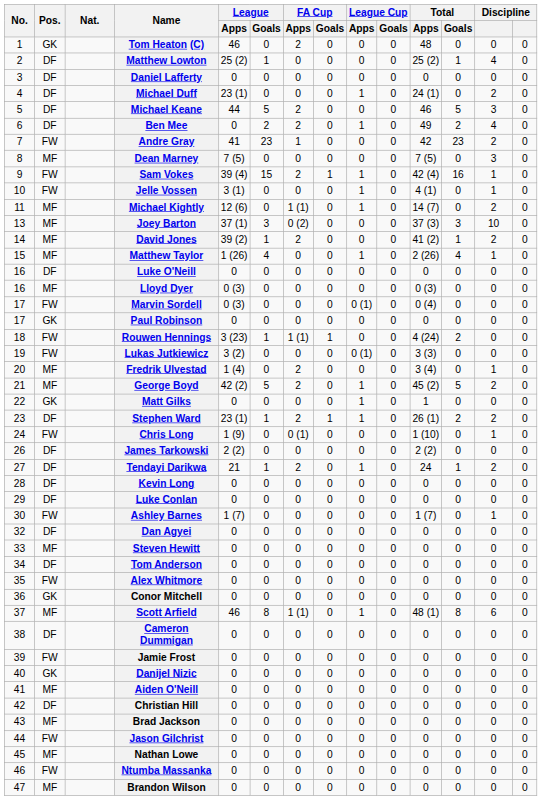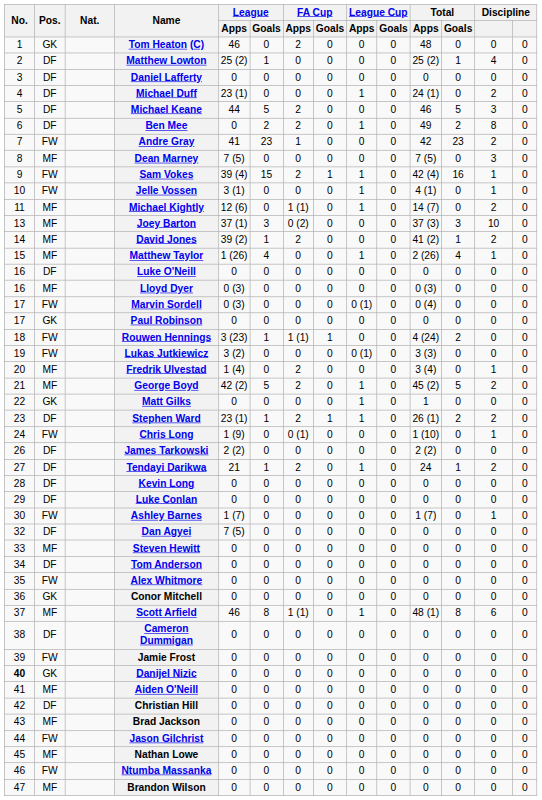(494, 126) 4 -> (494, 126) 8
(234, 532) 0 -> (234, 532) 7 (5)
(19, 673) normal -> (19, 673) bold
